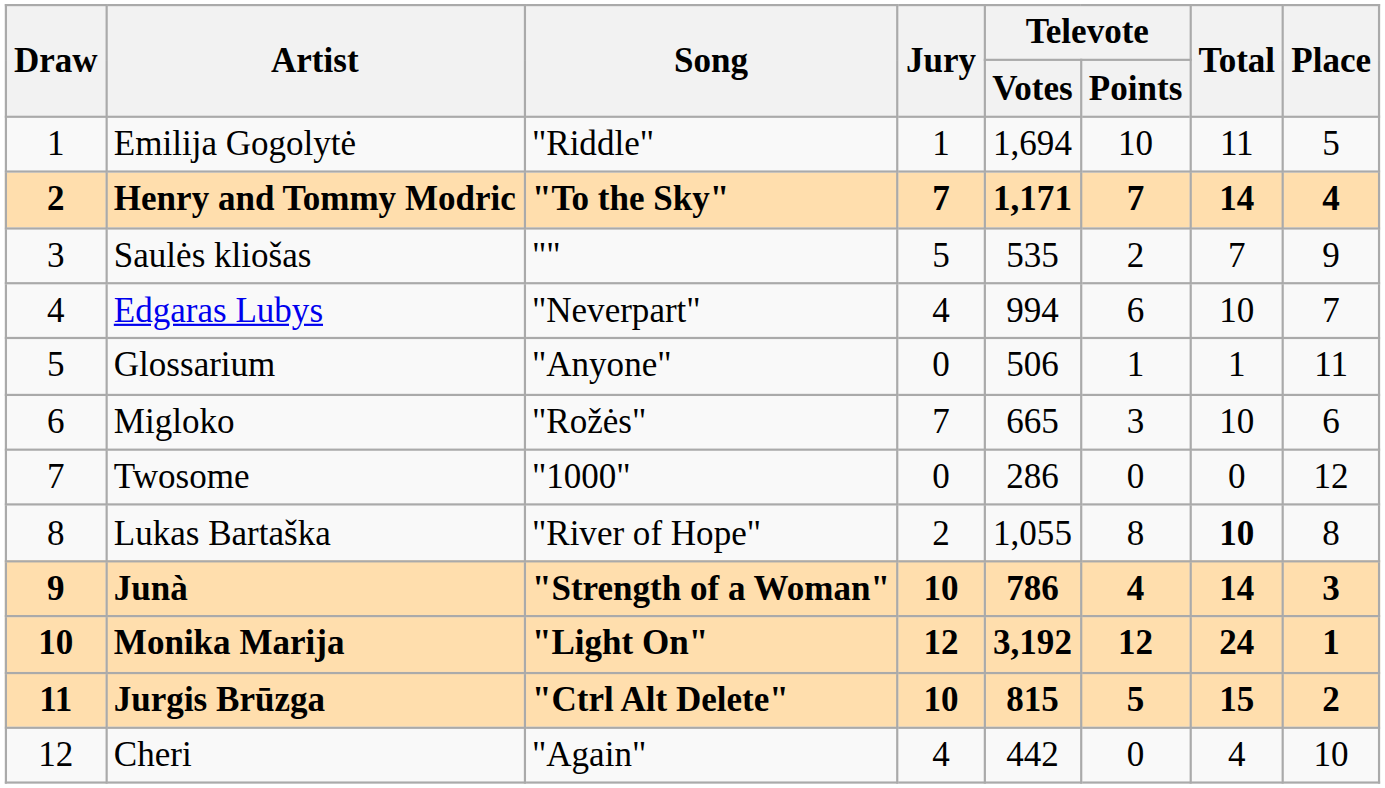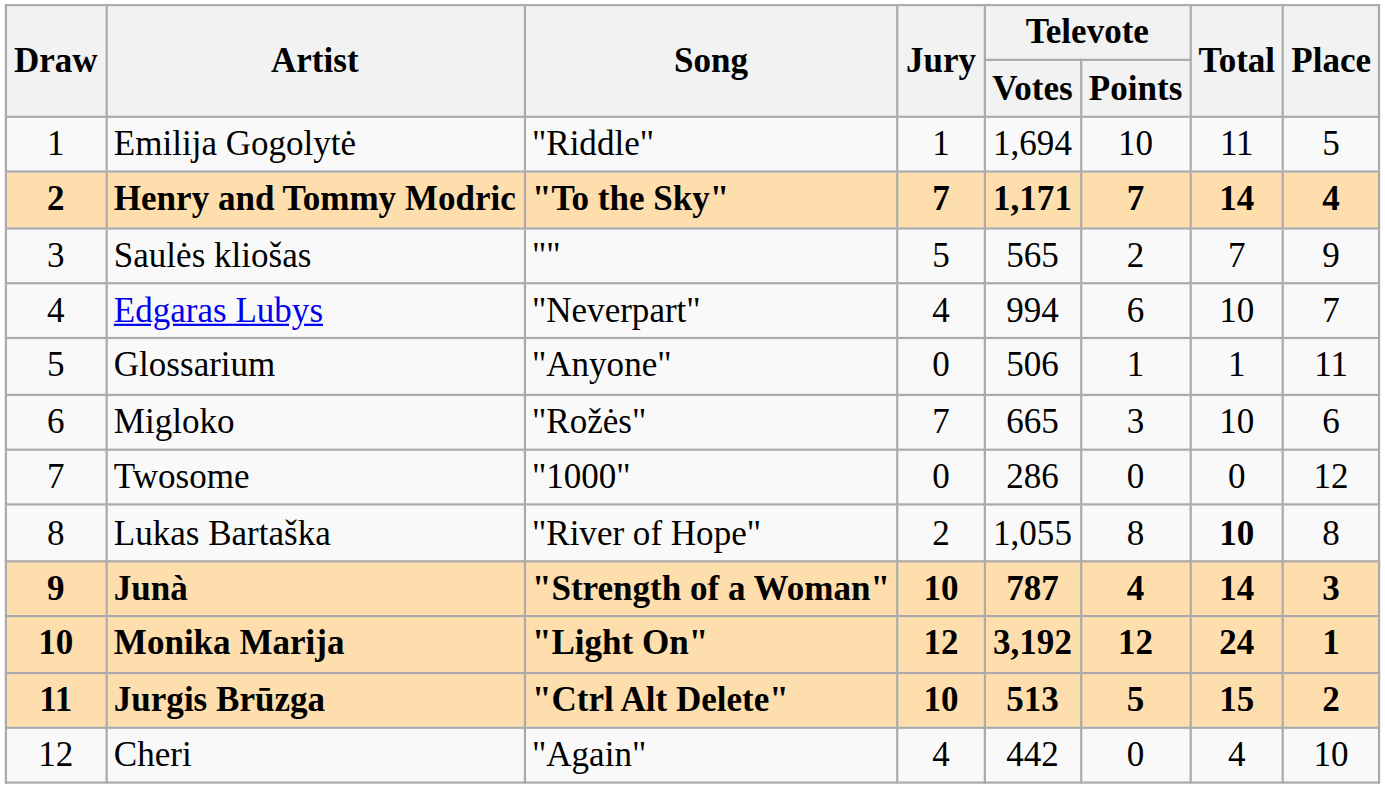(1032, 254) 535 -> (1032, 254) 565
(1032, 587) 786 -> (1032, 587) 787
(1032, 699) 815 -> (1032, 699) 513
